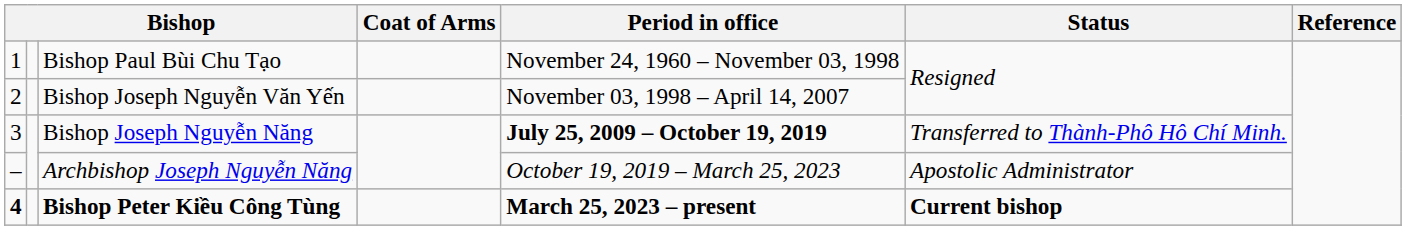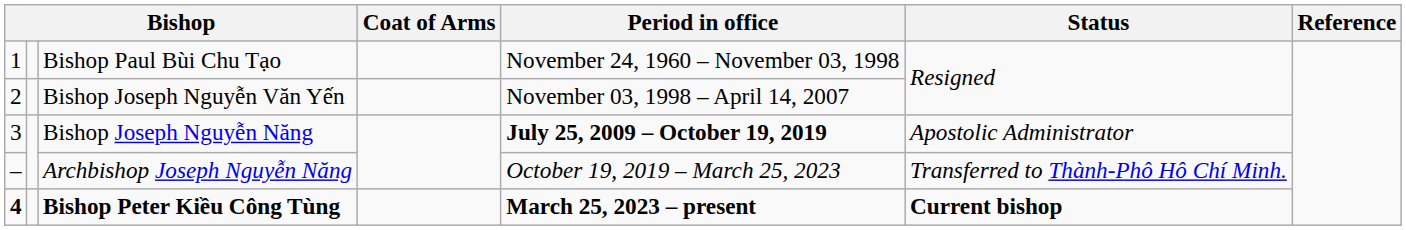(1098, 133) Transferred to Thành-Phô Hô Chí Minh. -> (1022, 133) Apostolic Administrator
(1022, 170) Apostolic Administrator -> (1098, 170) Transferred to Thành-Phô Hô Chí Minh.
